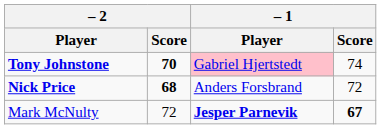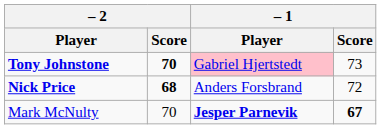(355, 64) 74 -> (355, 64) 73
(169, 111) 72 -> (169, 111) 70
